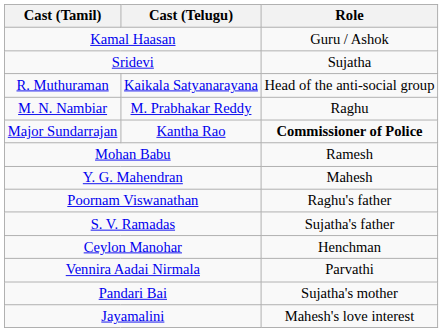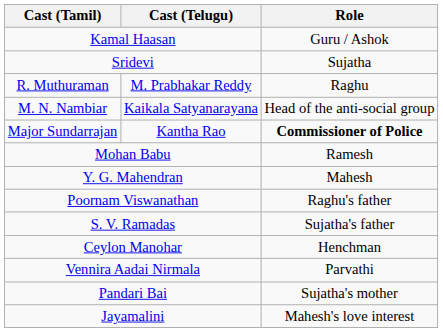(191, 85) Kaikala Satyanarayana -> (191, 85) M. Prabhakar Reddy
(350, 85) Head of the anti-social group -> (350, 85) Raghu
(191, 108) M. Prabhakar Reddy -> (191, 108) Kaikala Satyanarayana
(350, 108) Raghu -> (350, 108) Head of the anti-social group
